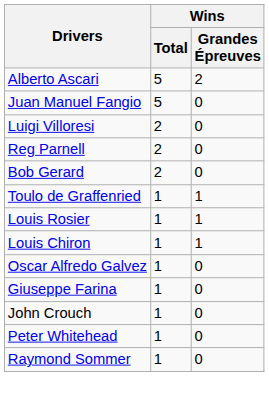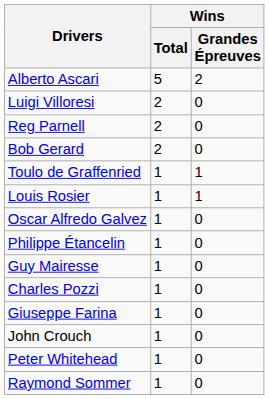- row: (75, 102)
- row: (49, 242)
+ row: (66, 242)
+ row: (53, 266)
+ row: (53, 289)
